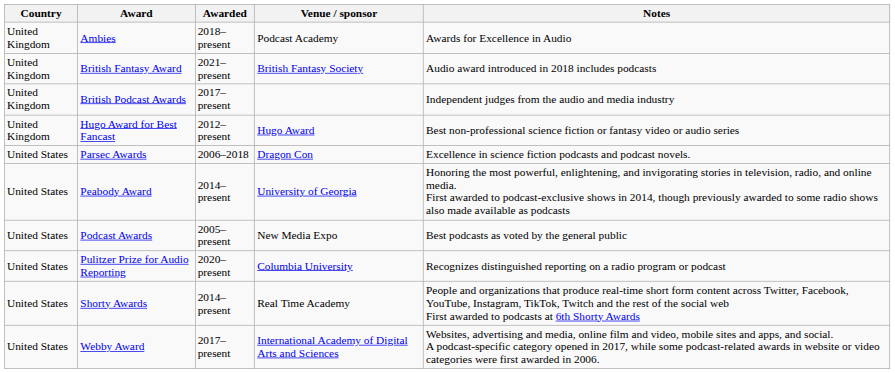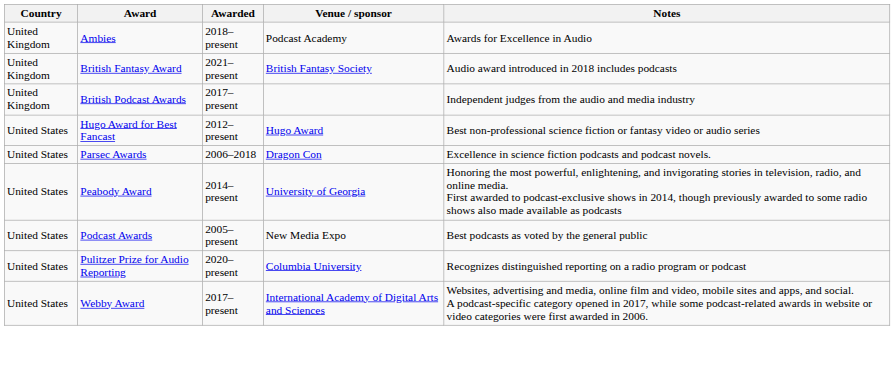(28, 130) United Kingdom -> (37, 130) United States
- row: (114, 303)
